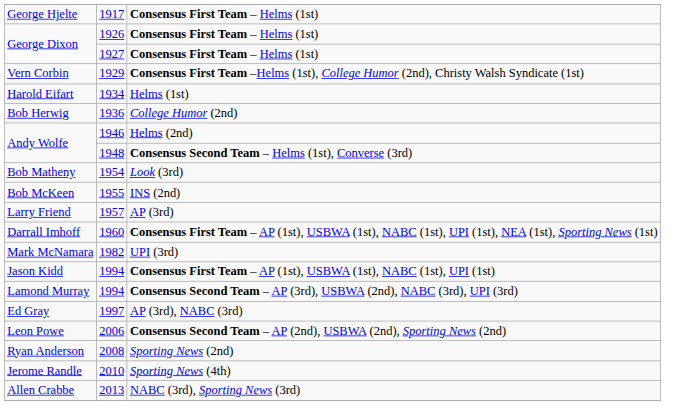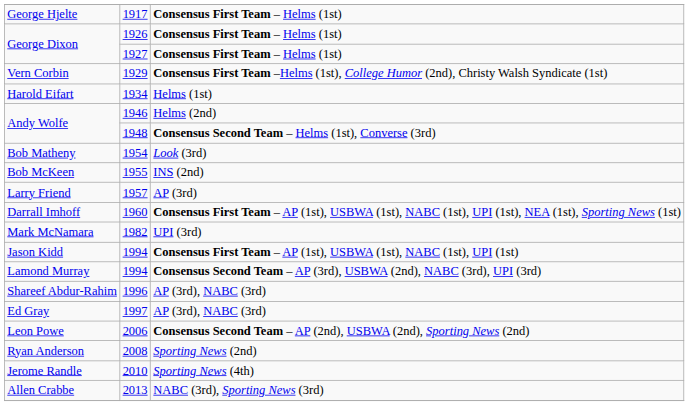- row: (38, 113)
+ row: (62, 291)
